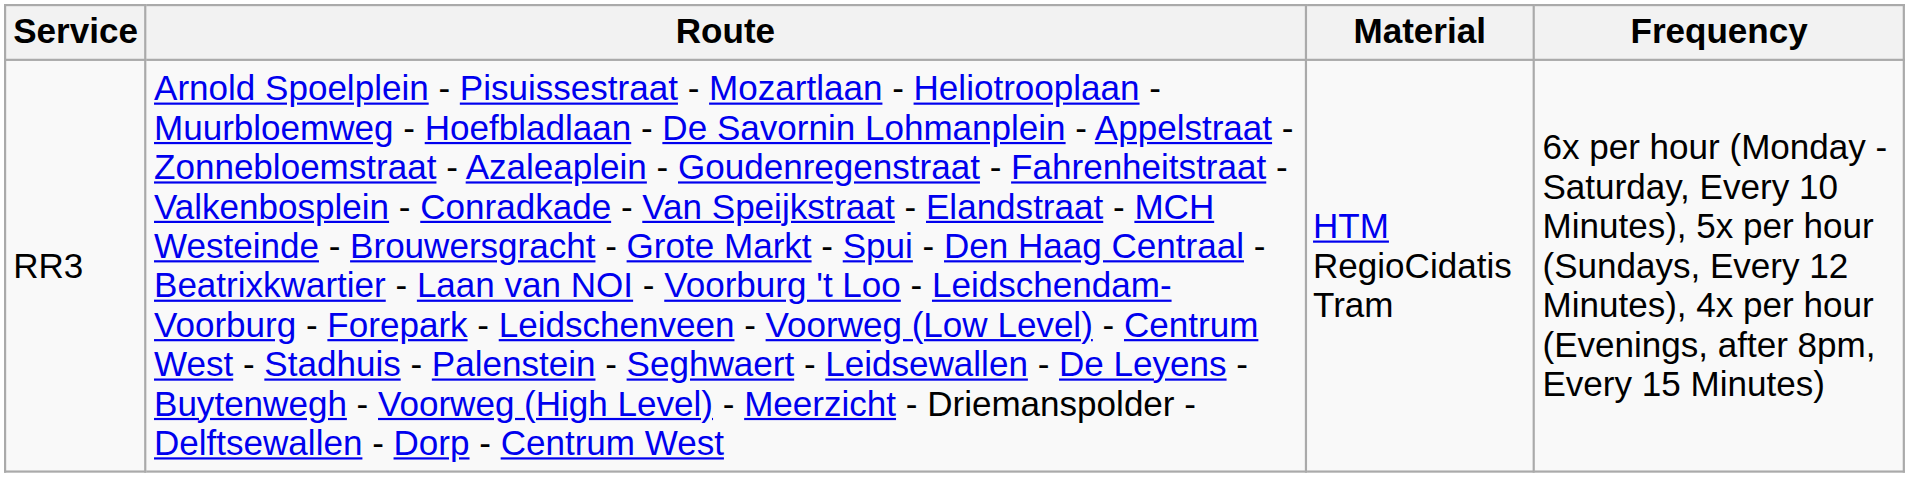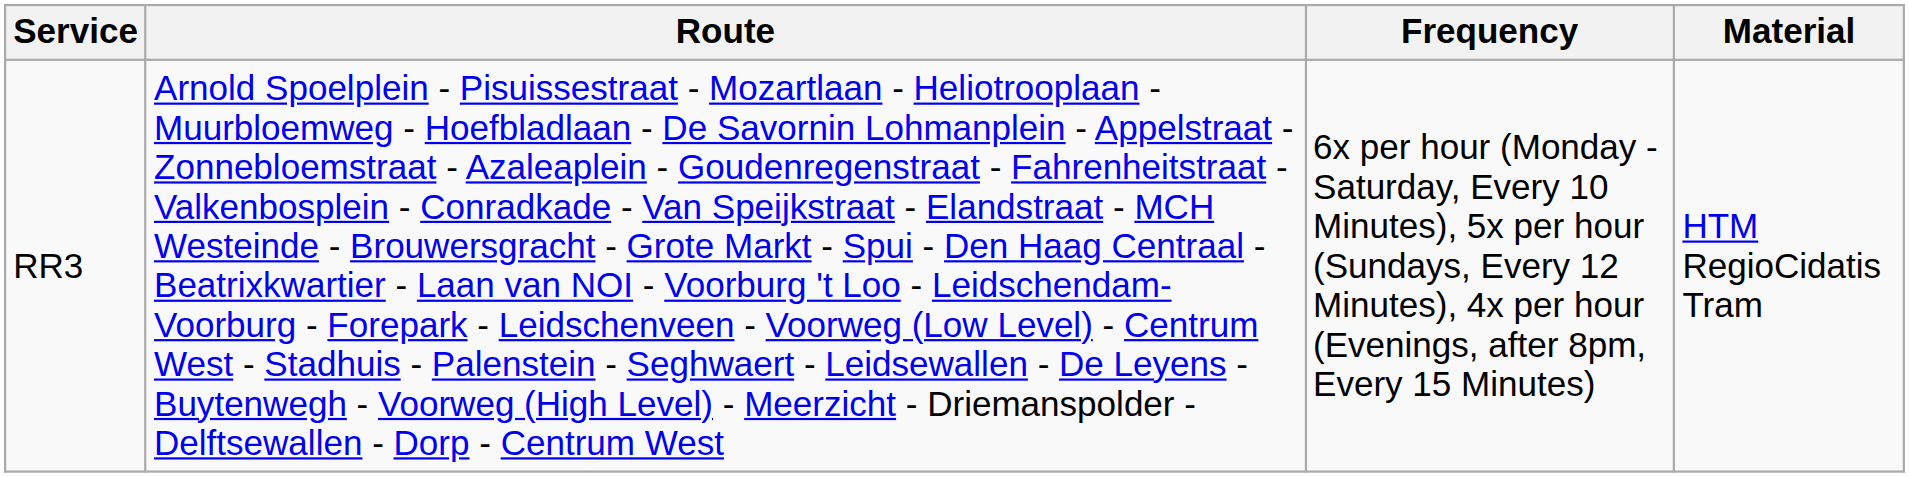columns swapped: (1420, 32) <-> (1719, 32)
